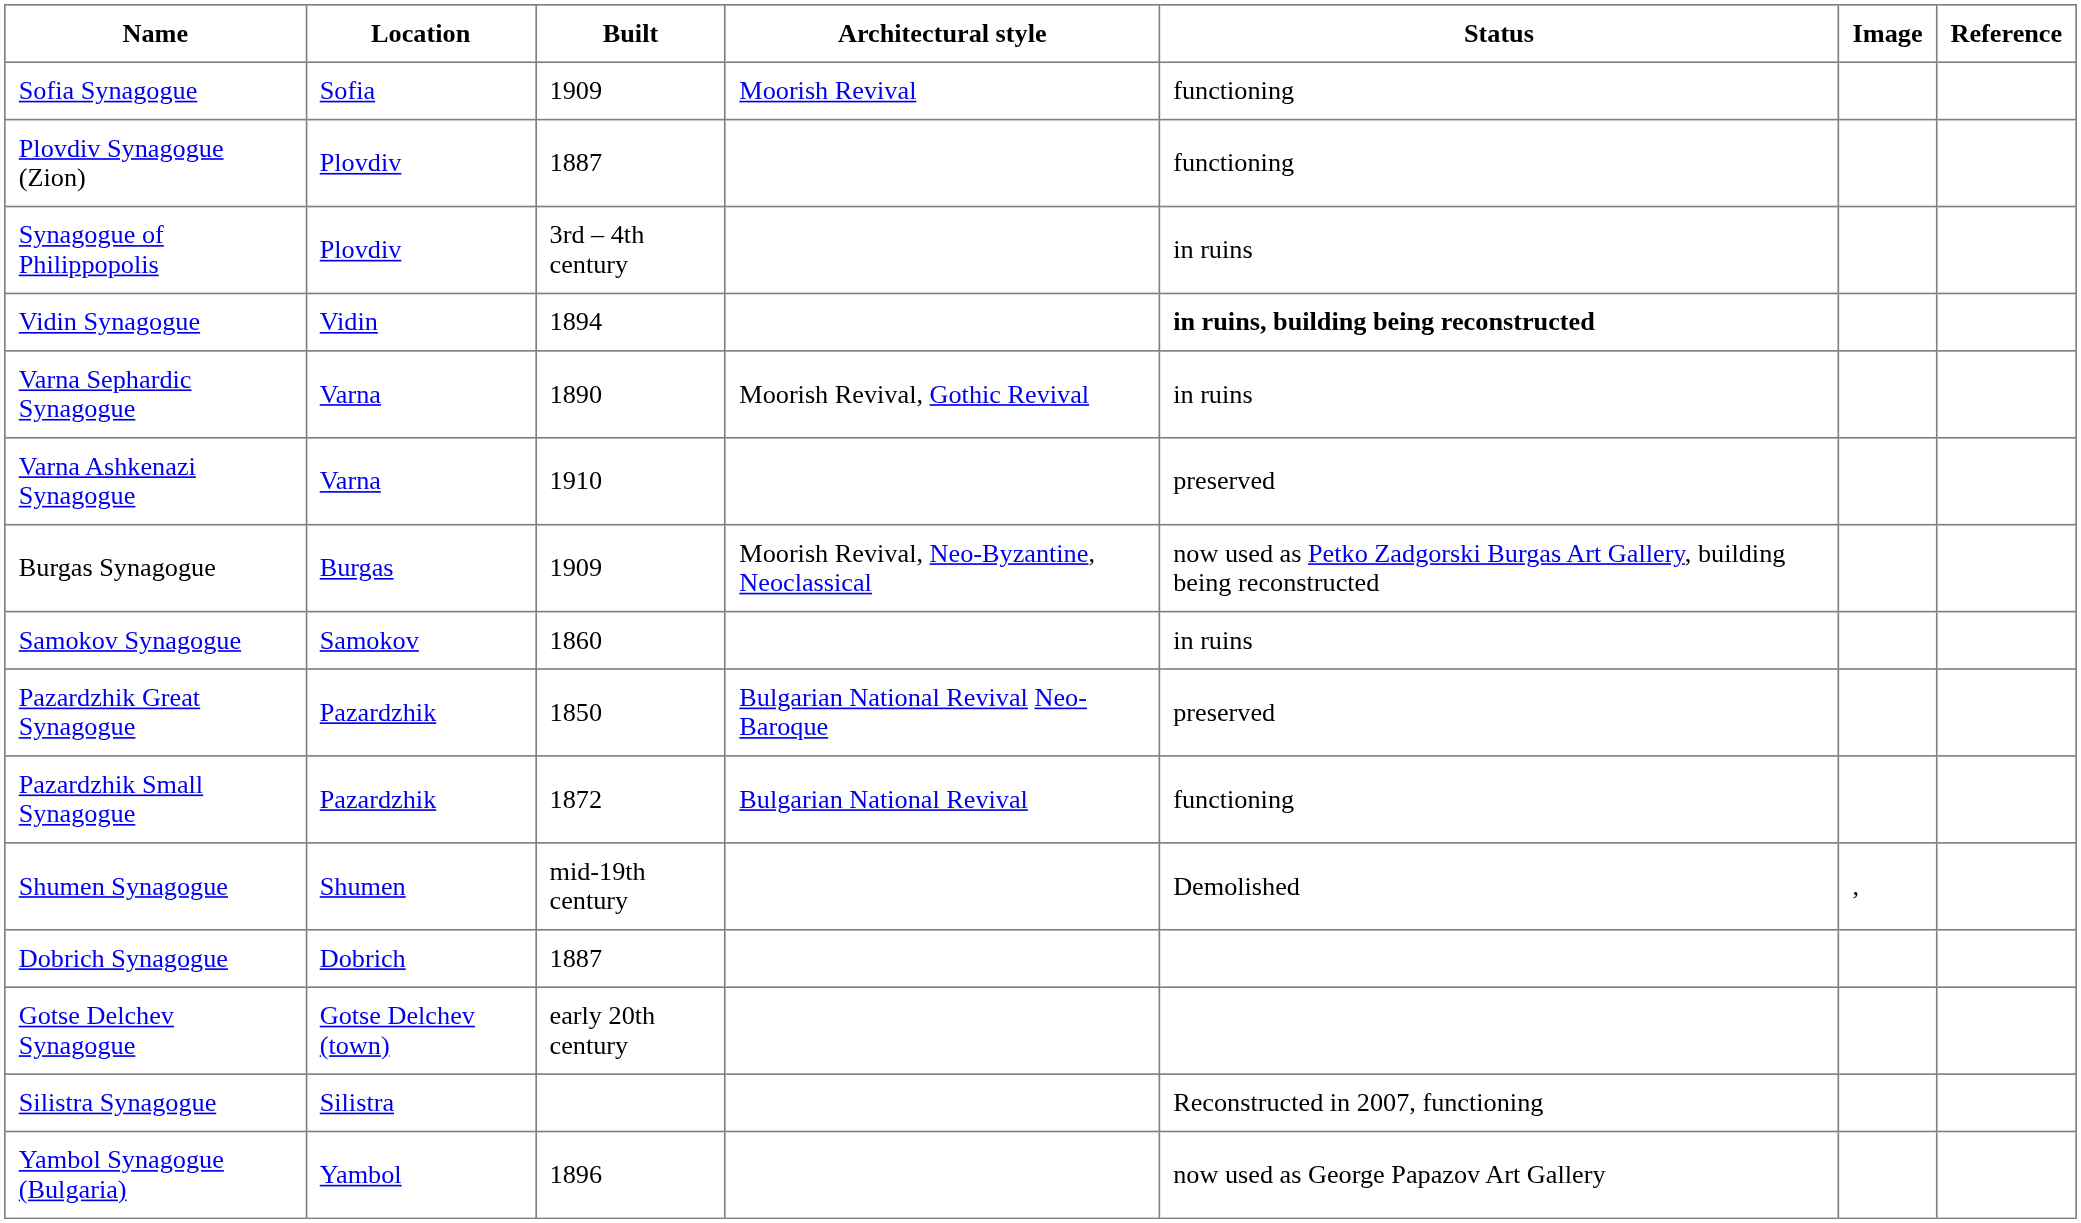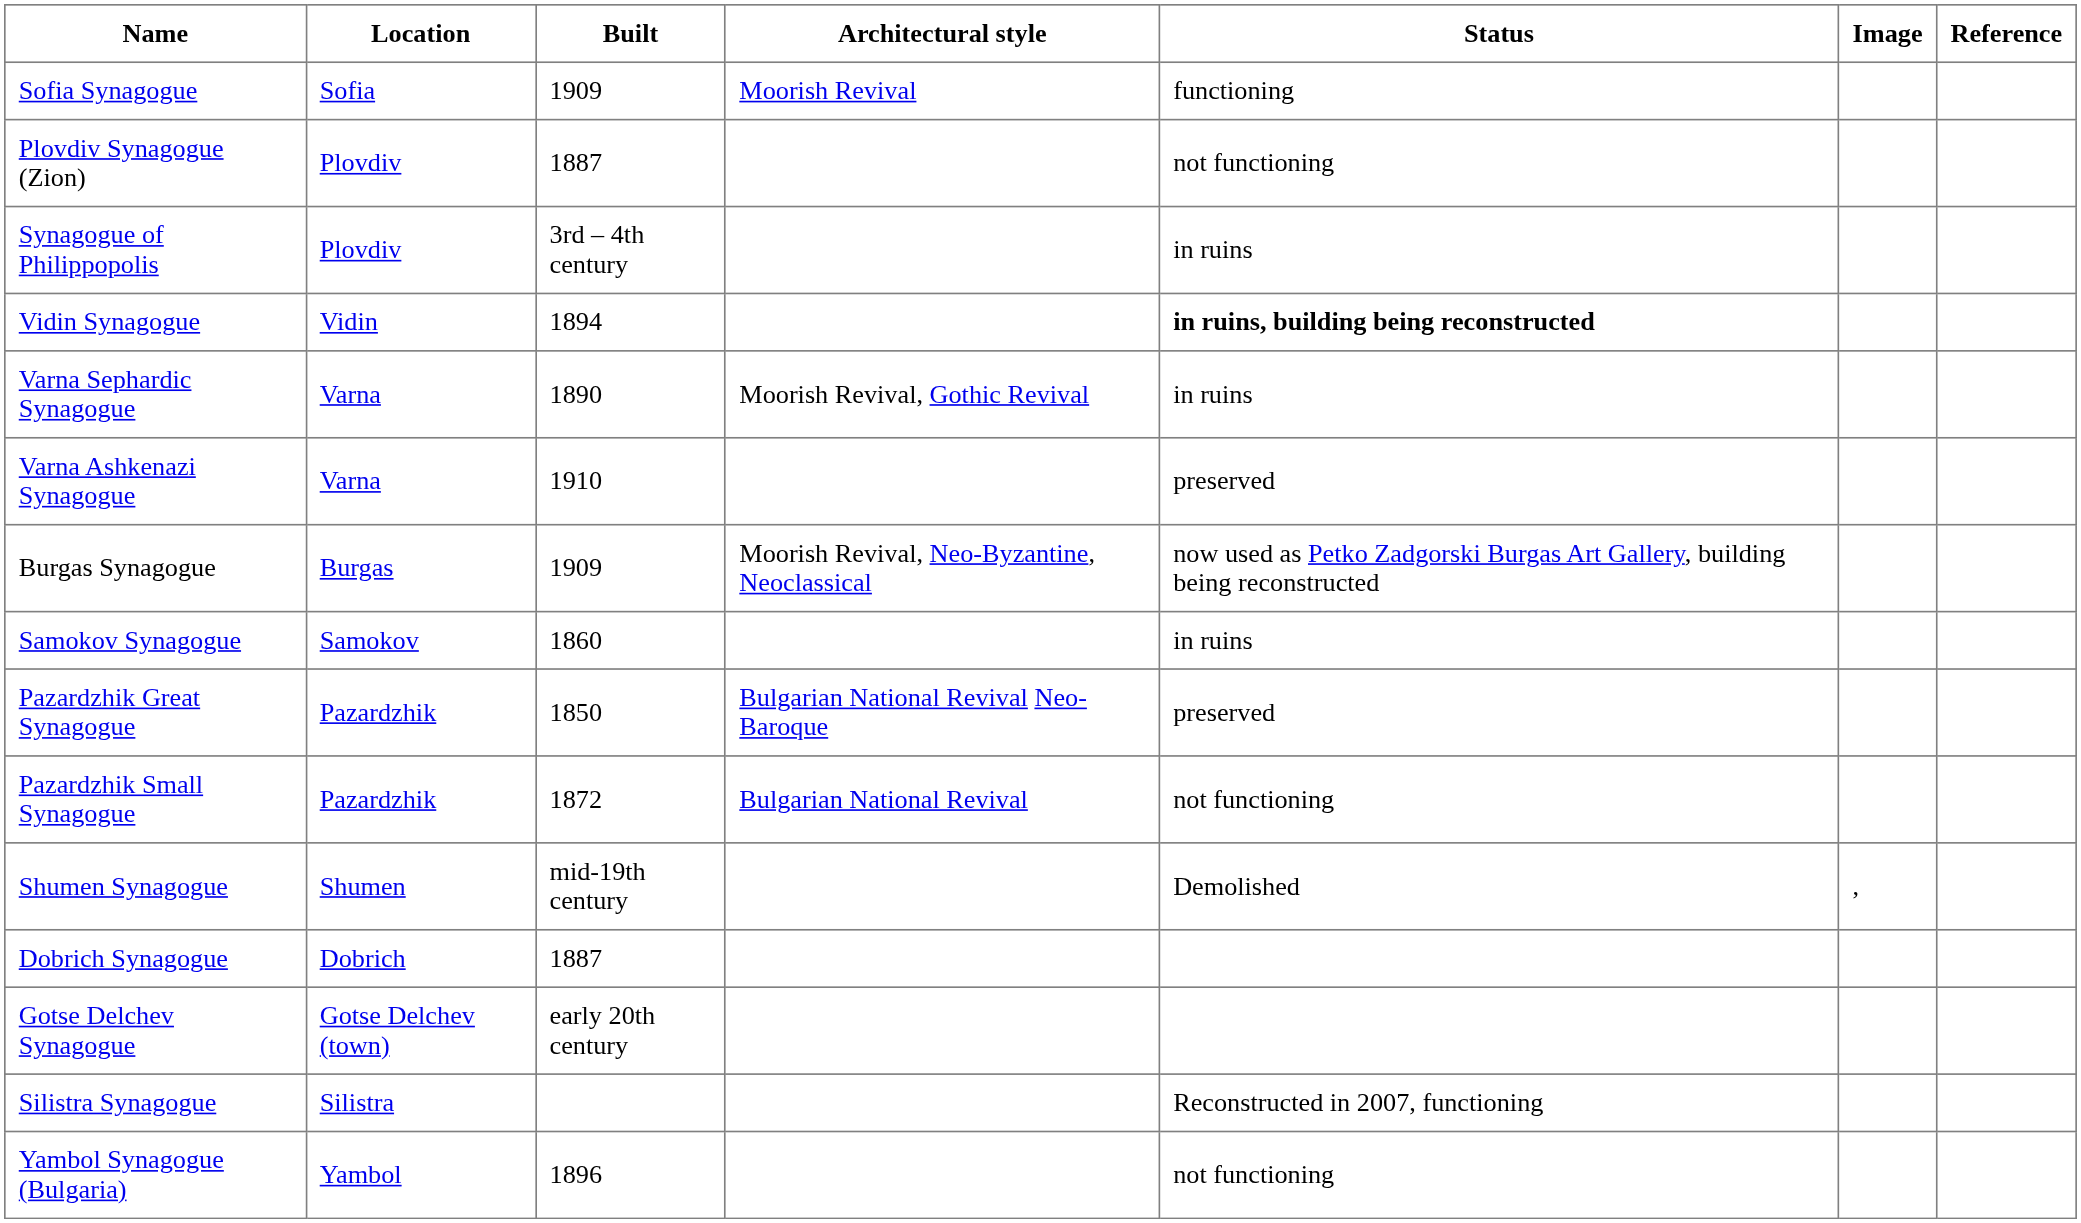(1234, 162) functioning -> (1254, 162) not functioning
(1234, 799) functioning -> (1254, 799) not functioning
(1389, 1174) now used as George Papazov Art Gallery -> (1254, 1174) not functioning
